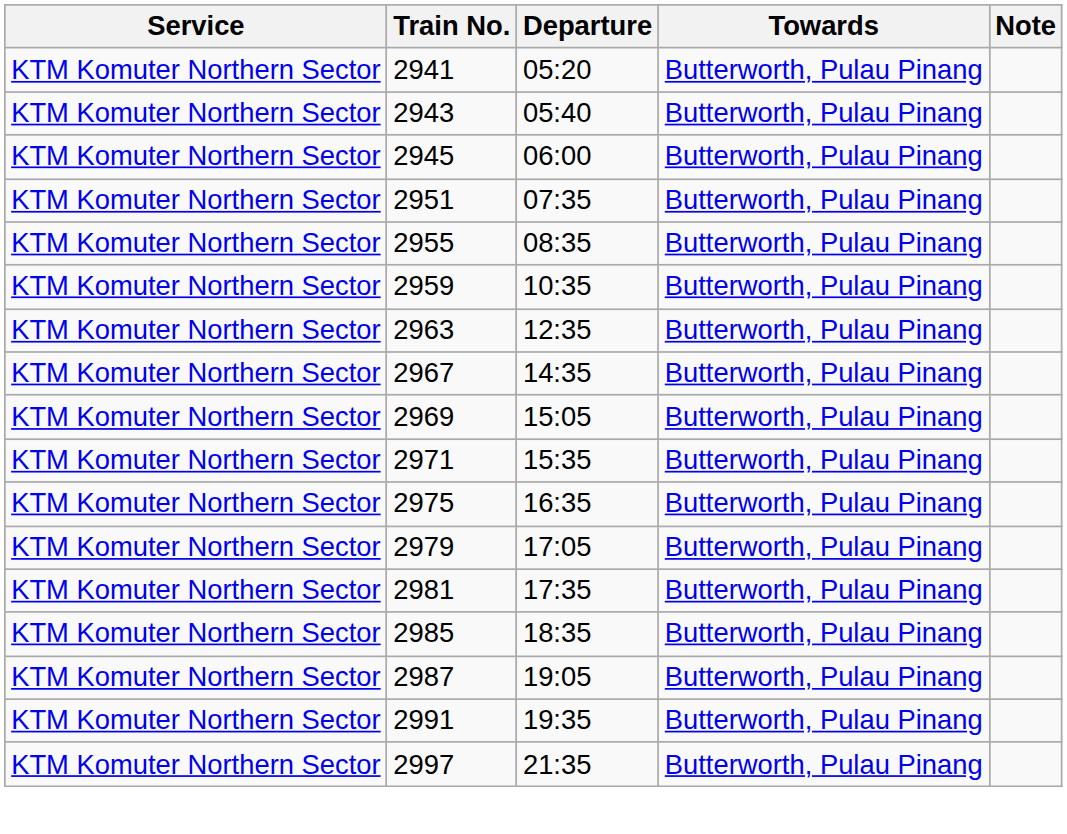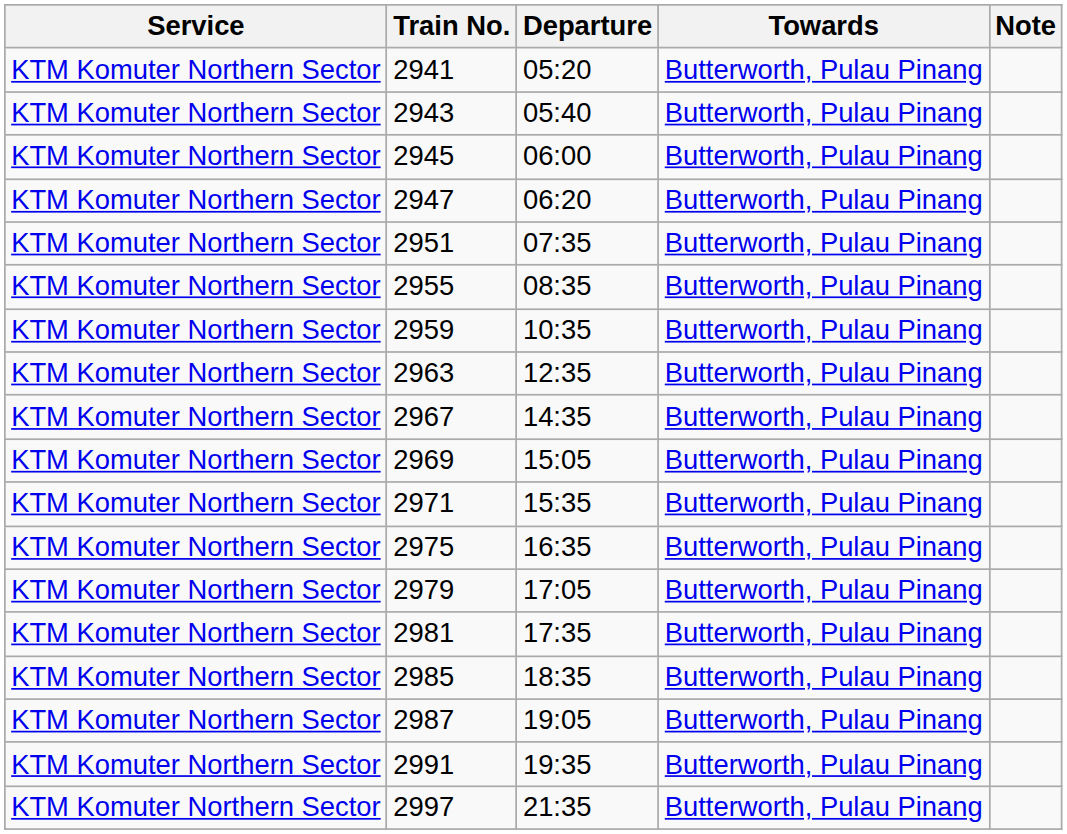+ row: (424, 199)
